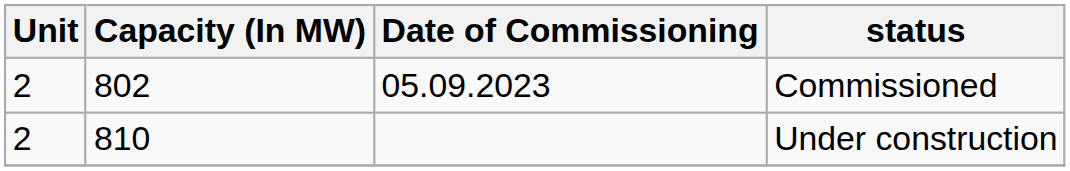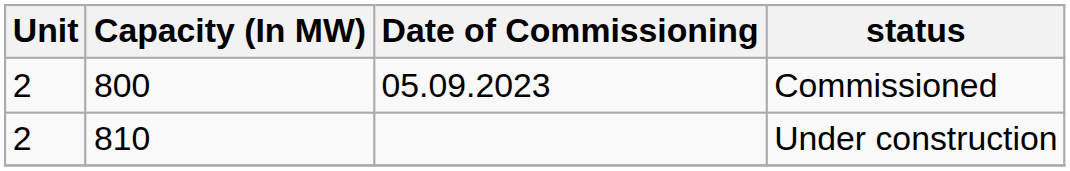(122, 84) 802 -> (122, 84) 800
